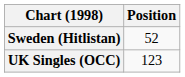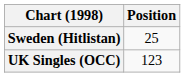(152, 38) 52 -> (152, 38) 25
